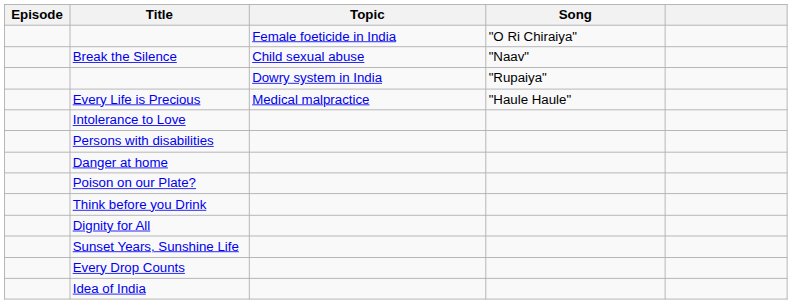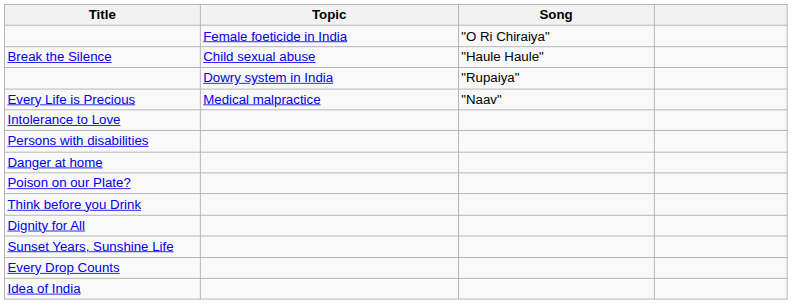- column: (37, 15)
(509, 57) "Naav" -> (502, 57) "Haule Haule"
(530, 99) "Haule Haule" -> (481, 99) "Naav"
